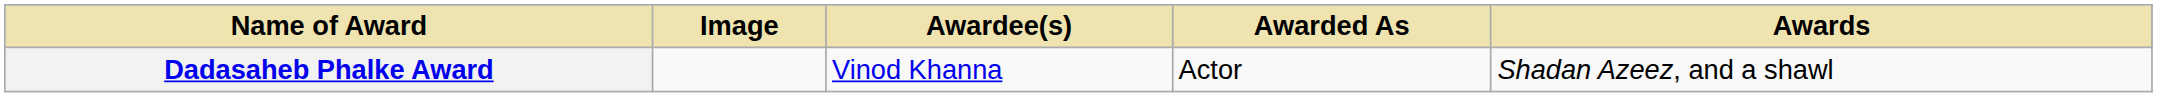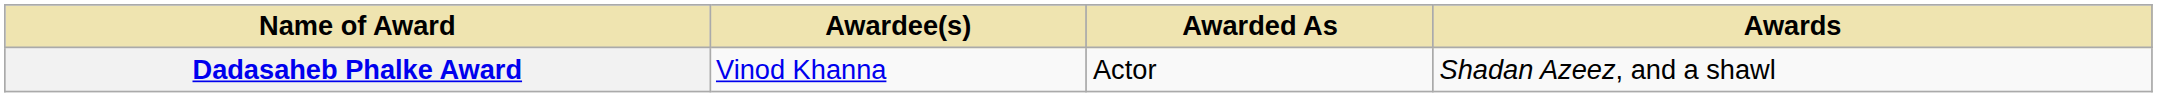- column: (739, 26)
